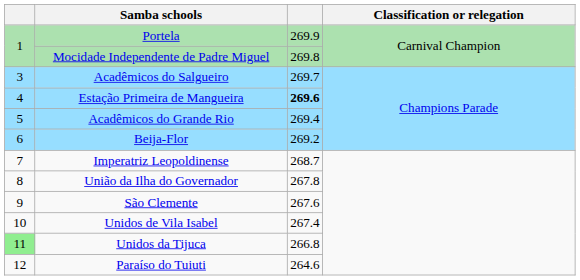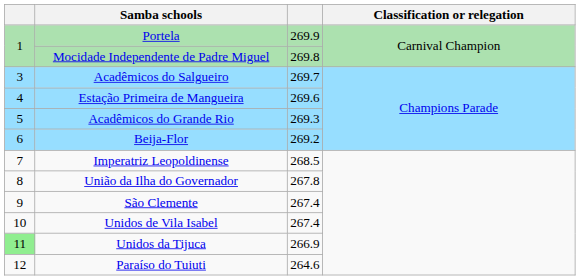(305, 98) bold -> (305, 98) normal
(305, 118) 269.4 -> (305, 118) 269.3
(305, 160) 268.7 -> (305, 160) 268.5
(305, 202) 267.6 -> (305, 202) 267.4
(305, 243) 266.8 -> (305, 243) 266.9
